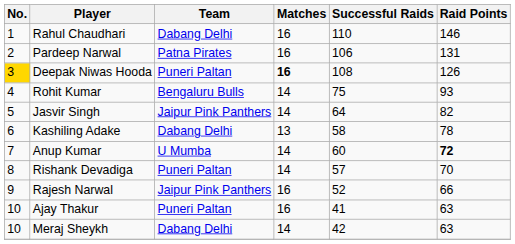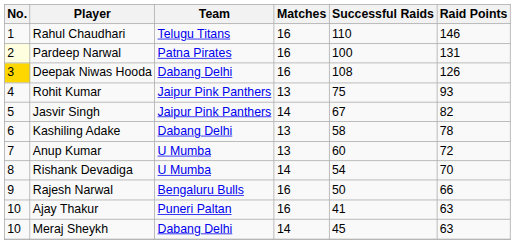(195, 33) Dabang Delhi -> (194, 33) Telugu Titans
(11, 53) no background -> (11, 53) lightyellow background
(342, 53) 106 -> (342, 53) 100
(195, 72) Puneri Paltan -> (195, 72) Dabang Delhi
(284, 72) bold -> (284, 72) normal
(201, 92) Bengaluru Bulls -> (214, 92) Jaipur Pink Panthers
(284, 92) 14 -> (284, 92) 13
(339, 111) 64 -> (339, 111) 67
(284, 151) 14 -> (284, 151) 13
(446, 151) bold -> (446, 151) normal
(195, 170) Puneri Paltan -> (184, 170) U Mumba
(339, 170) 57 -> (339, 170) 54
(214, 190) Jaipur Pink Panthers -> (201, 190) Bengaluru Bulls
(339, 190) 52 -> (339, 190) 50
(339, 229) 42 -> (339, 229) 45
